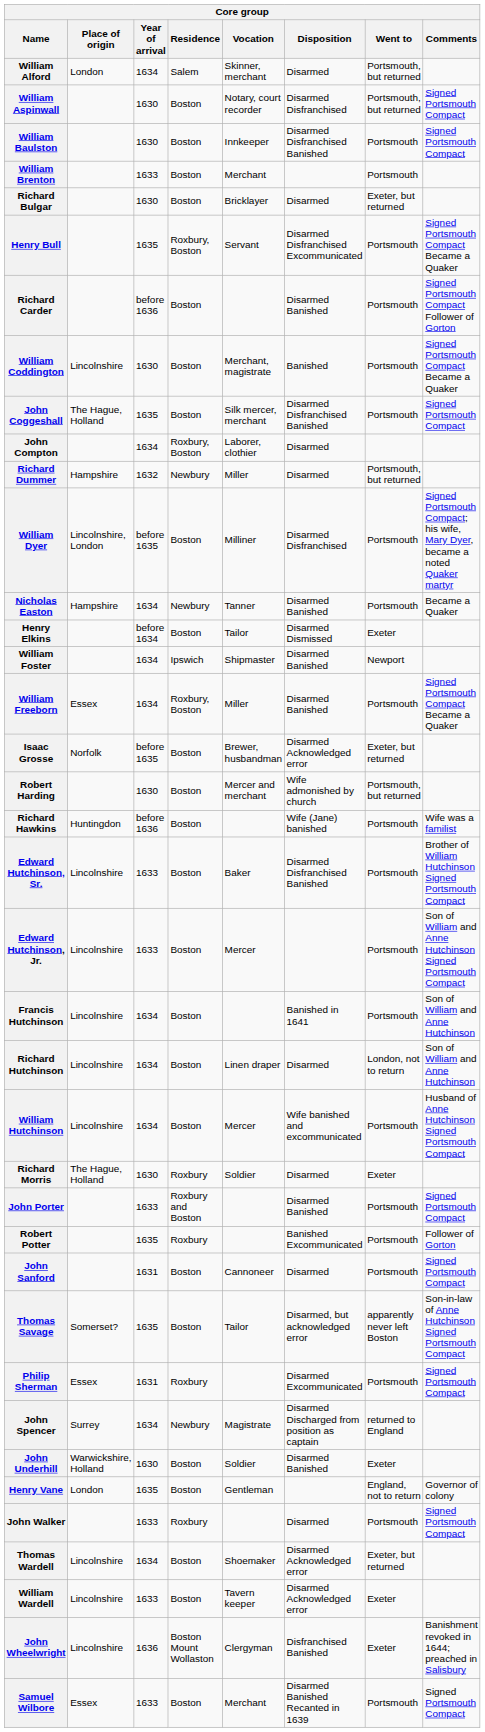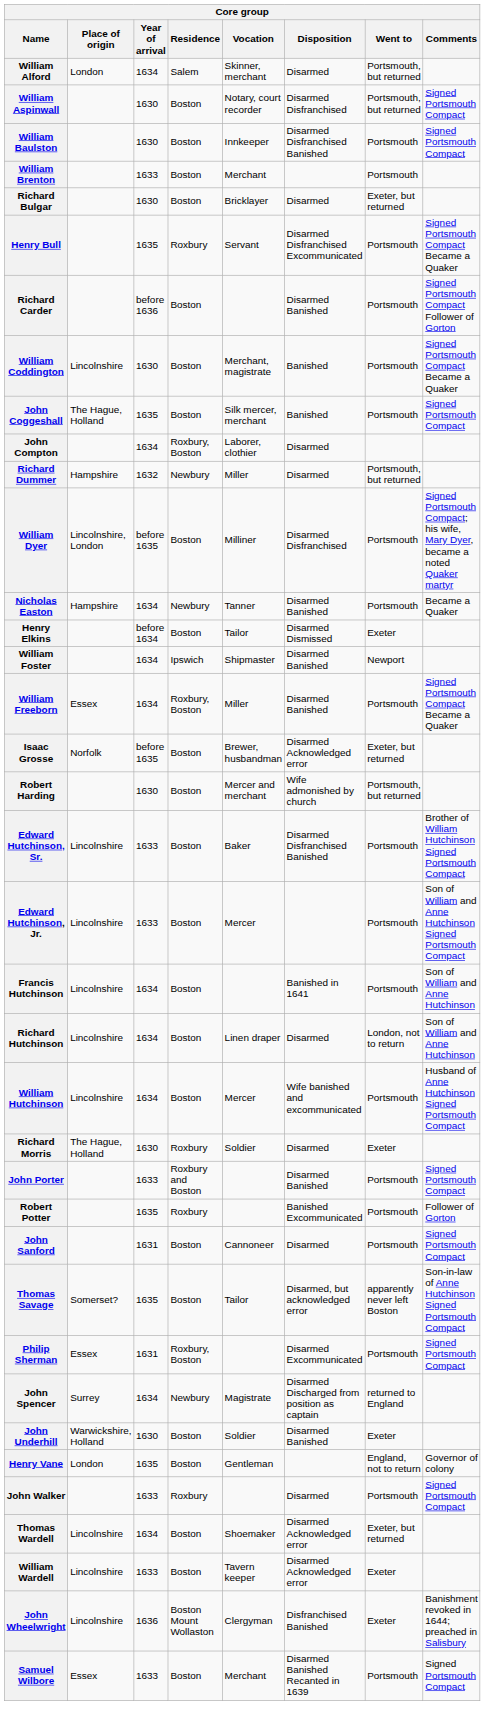(190, 245) Roxbury, Boston -> (189, 245) Roxbury
(317, 415) Disarmed Disfranchised Banished -> (307, 415) Banished
- row: (36, 823)
(189, 1381) Roxbury -> (190, 1354) Roxbury, Boston
